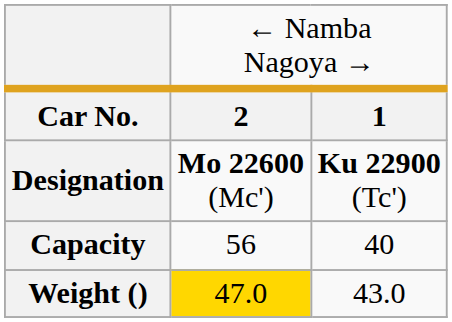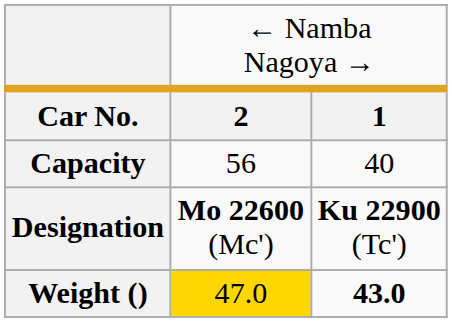rows swapped: (88, 180) <-> (88, 244)
(379, 292) normal -> (379, 292) bold
